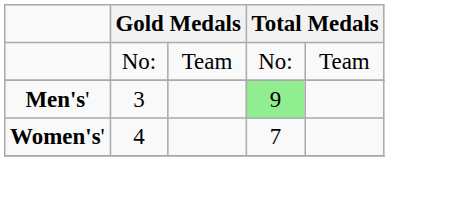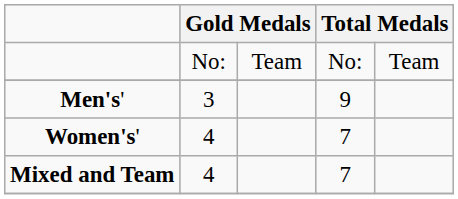(275, 99) lightgreen background -> (345, 99) no background
+ row: (92, 174)
